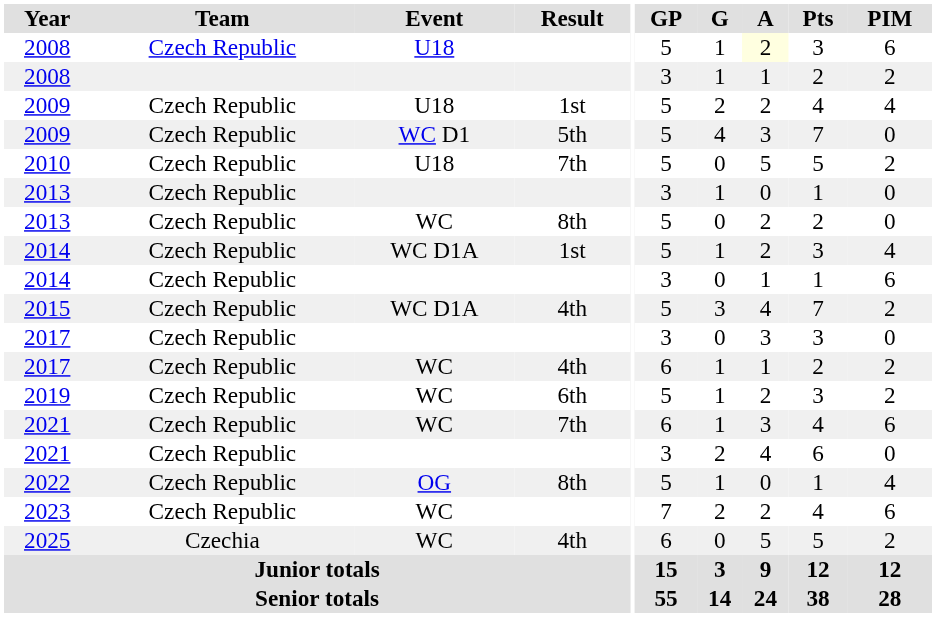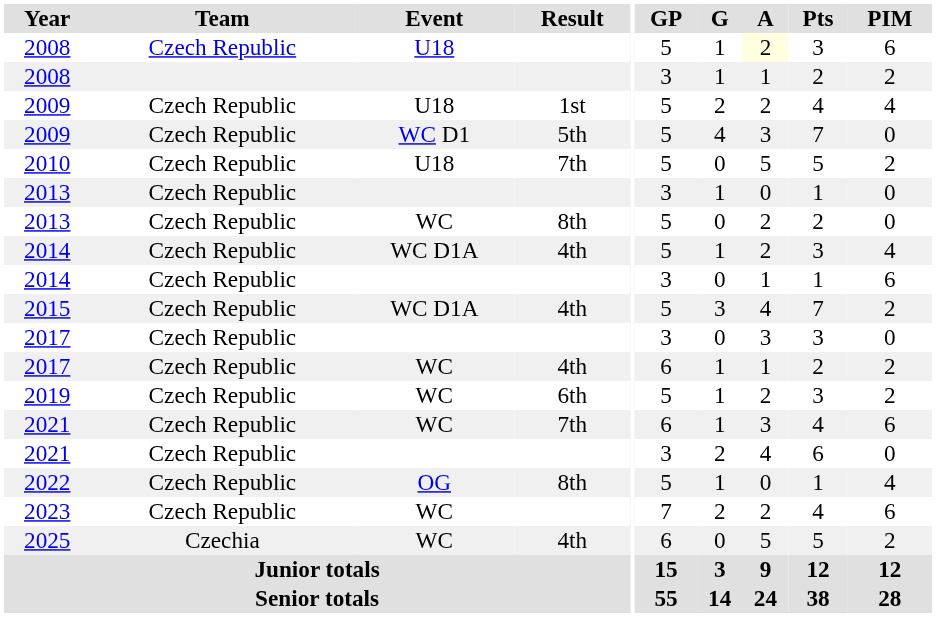(572, 250) 1st -> (572, 250) 4th
